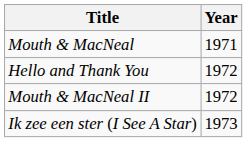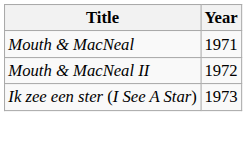- row: (79, 70)
